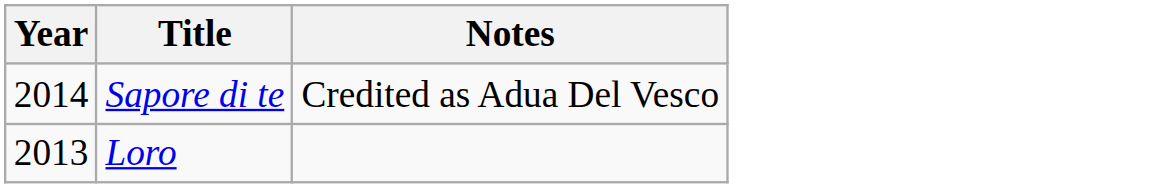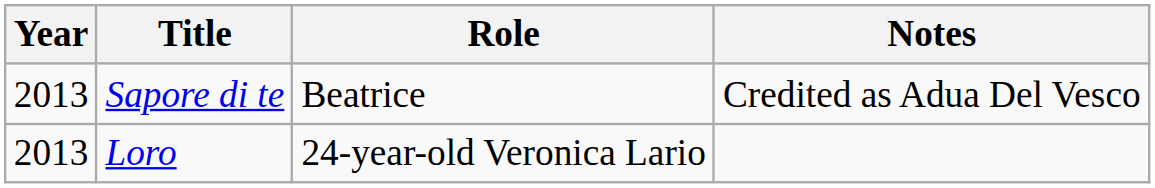+ column: (504, 34)
(51, 93) 2014 -> (51, 93) 2013
